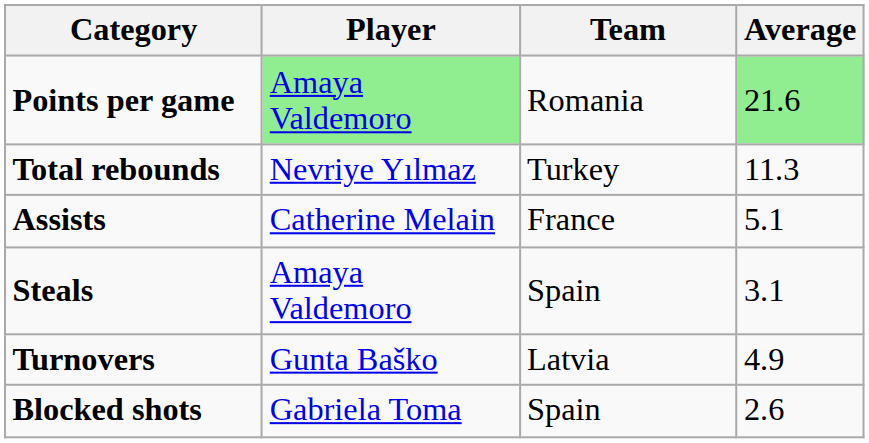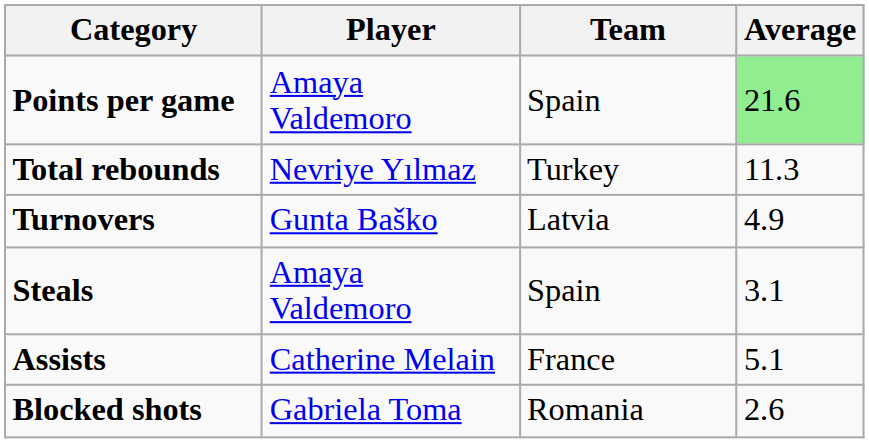(341, 99) lightgreen background -> (341, 99) no background
(585, 99) Romania -> (564, 99) Spain
rows swapped: (59, 220) <-> (84, 359)
(564, 410) Spain -> (585, 410) Romania
